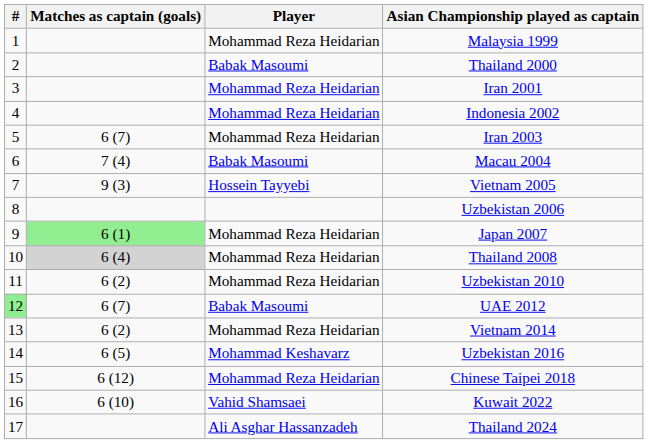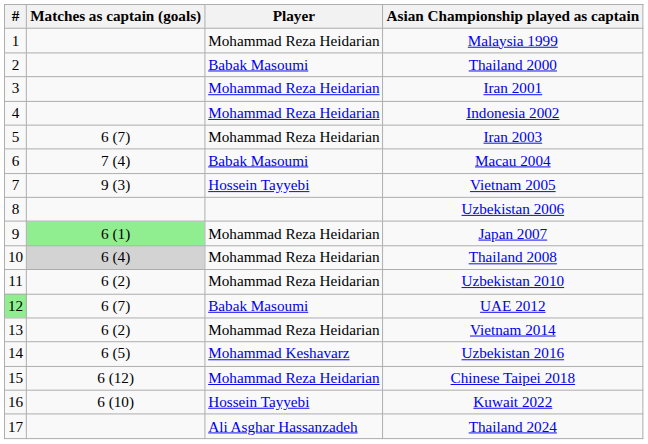(257, 402) Vahid Shamsaei -> (259, 402) Hossein Tayyebi
